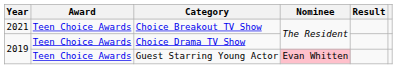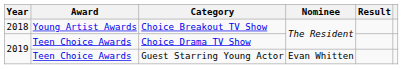(17, 27) 2021 -> (17, 27) 2018
(82, 27) Teen Choice Awards -> (85, 27) Young Artist Awards
(315, 56) pink background -> (321, 56) no background
